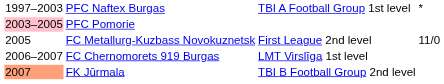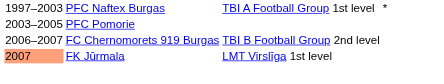(34, 24) pink background -> (34, 24) no background
- row: (160, 40)
(313, 56) LMT Virslīga 1st level -> (301, 40) TBI B Football Group 2nd level
(337, 72) TBI B Football Group 2nd level -> (277, 56) LMT Virslīga 1st level
